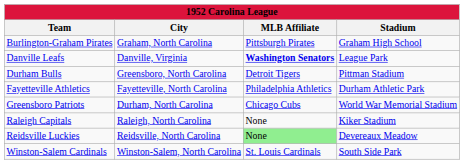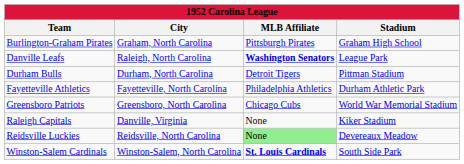(152, 58) Danville, Virginia -> (164, 58) Raleigh, North Carolina
(172, 74) Greensboro, North Carolina -> (165, 74) Durham, North Carolina
(165, 105) Durham, North Carolina -> (172, 105) Greensboro, North Carolina
(164, 120) Raleigh, North Carolina -> (152, 120) Danville, Virginia
(283, 151) normal -> (286, 151) bold
